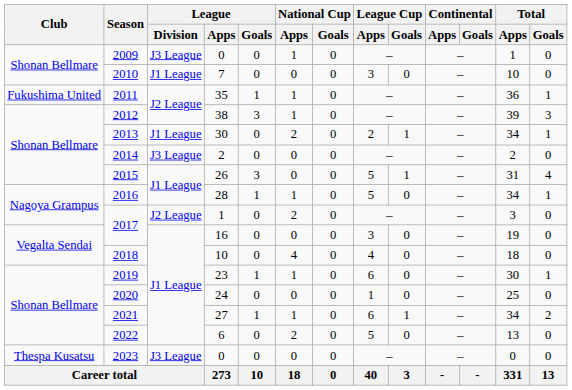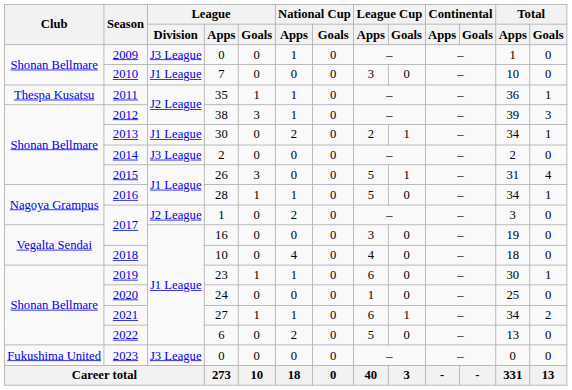(54, 94) Fukushima United -> (54, 94) Thespa Kusatsu
(54, 355) Thespa Kusatsu -> (54, 355) Fukushima United
